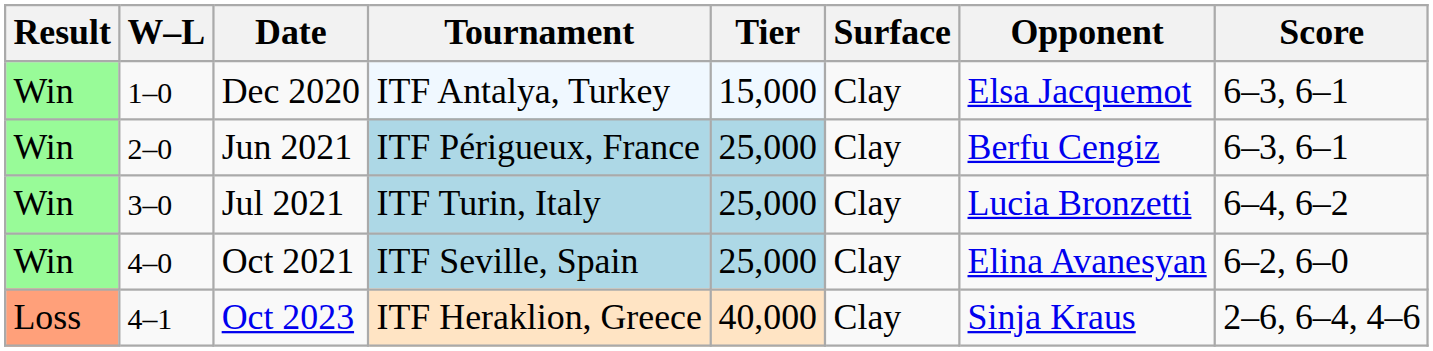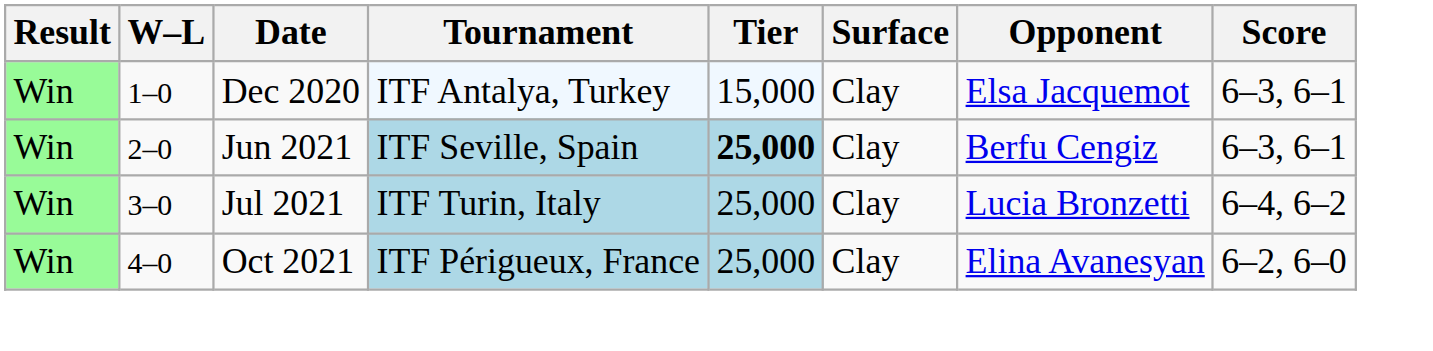(538, 146) ITF Périgueux, France -> (507, 146) ITF Seville, Spain
(768, 146) normal -> (766, 146) bold
(507, 260) ITF Seville, Spain -> (538, 260) ITF Périgueux, France
- row: (288, 317)
